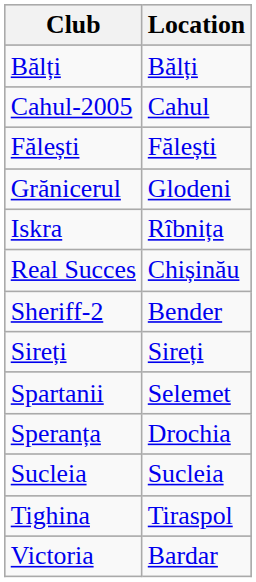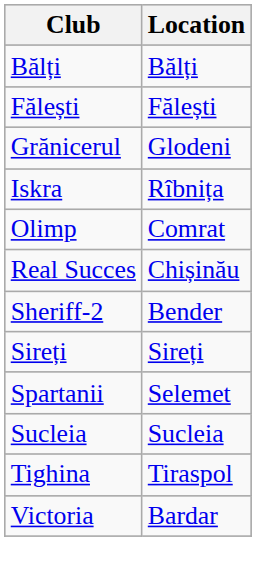- row: (72, 106)
+ row: (44, 229)
- row: (56, 433)
